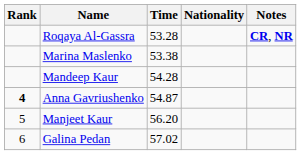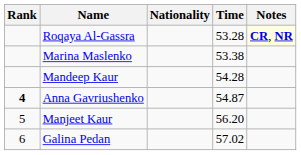columns swapped: (214, 15) <-> (164, 15)
(271, 35) no background -> (271, 35) lightyellow background
